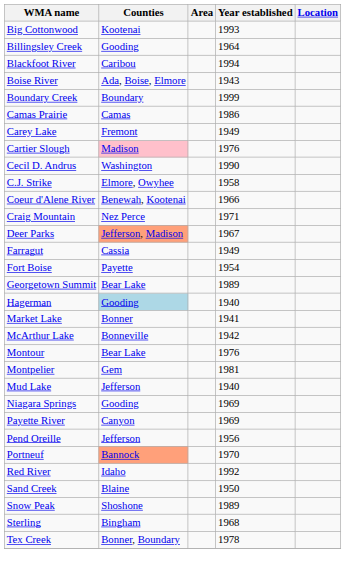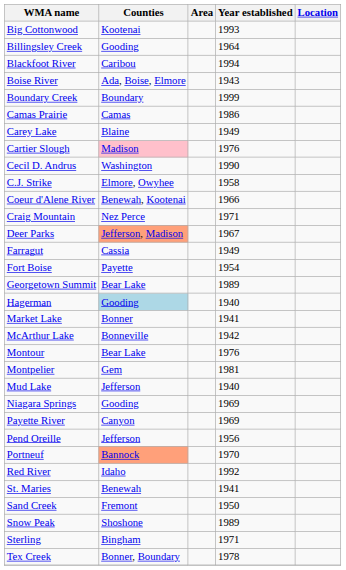(119, 132) Fremont -> (115, 132) Blaine
+ row: (29, 489)
(115, 489) Blaine -> (119, 506) Fremont
(229, 523) 1968 -> (229, 540) 1971
